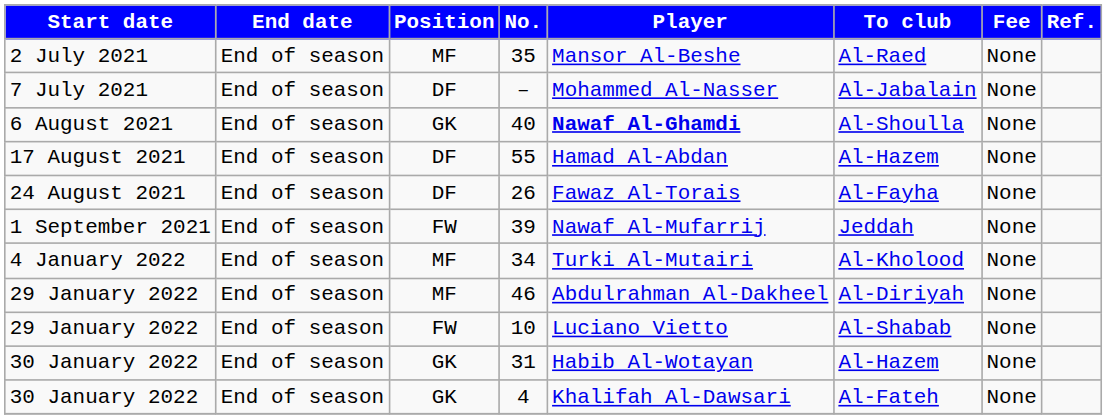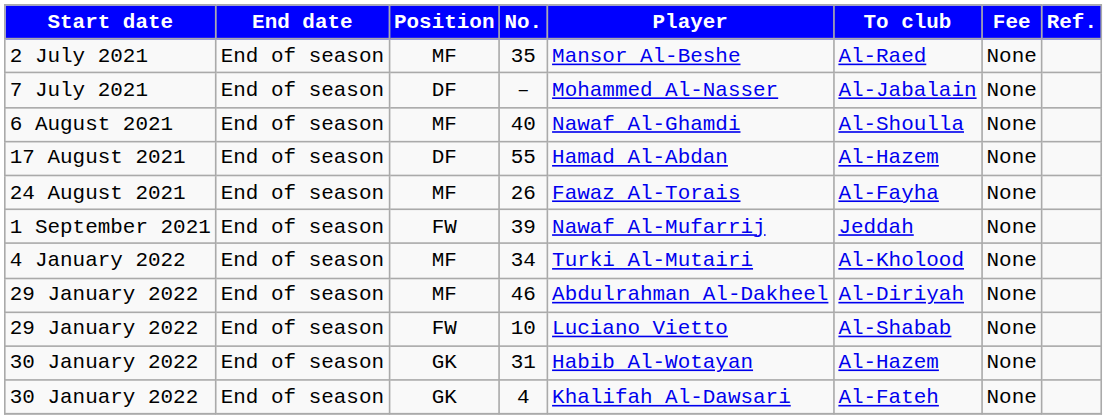(444, 124) GK -> (444, 124) MF
(646, 124) bold -> (646, 124) normal
(444, 192) DF -> (444, 192) MF
